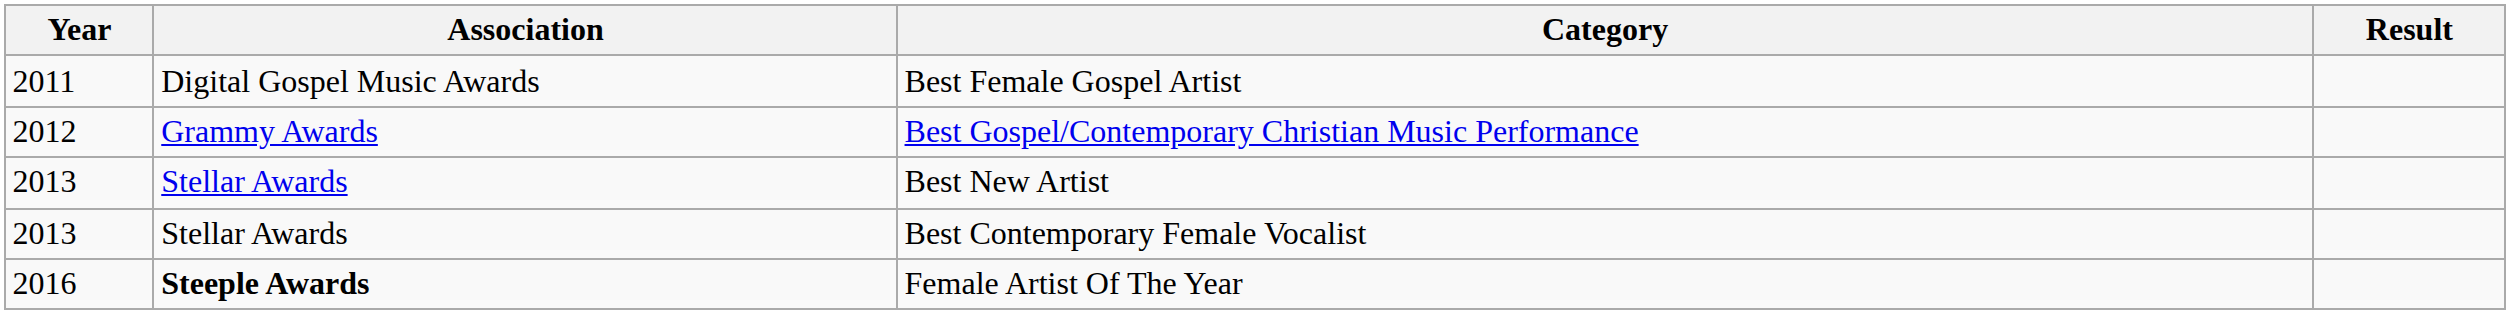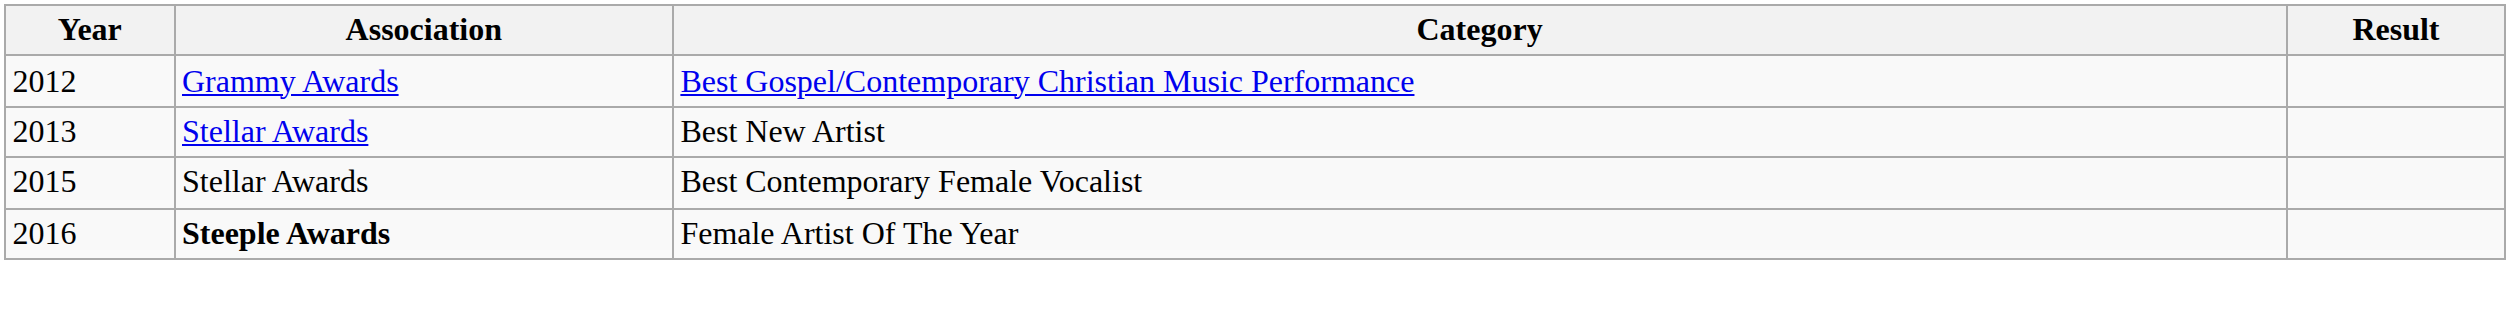- row: (1073, 80)
(44, 232) 2013 -> (44, 182) 2015
